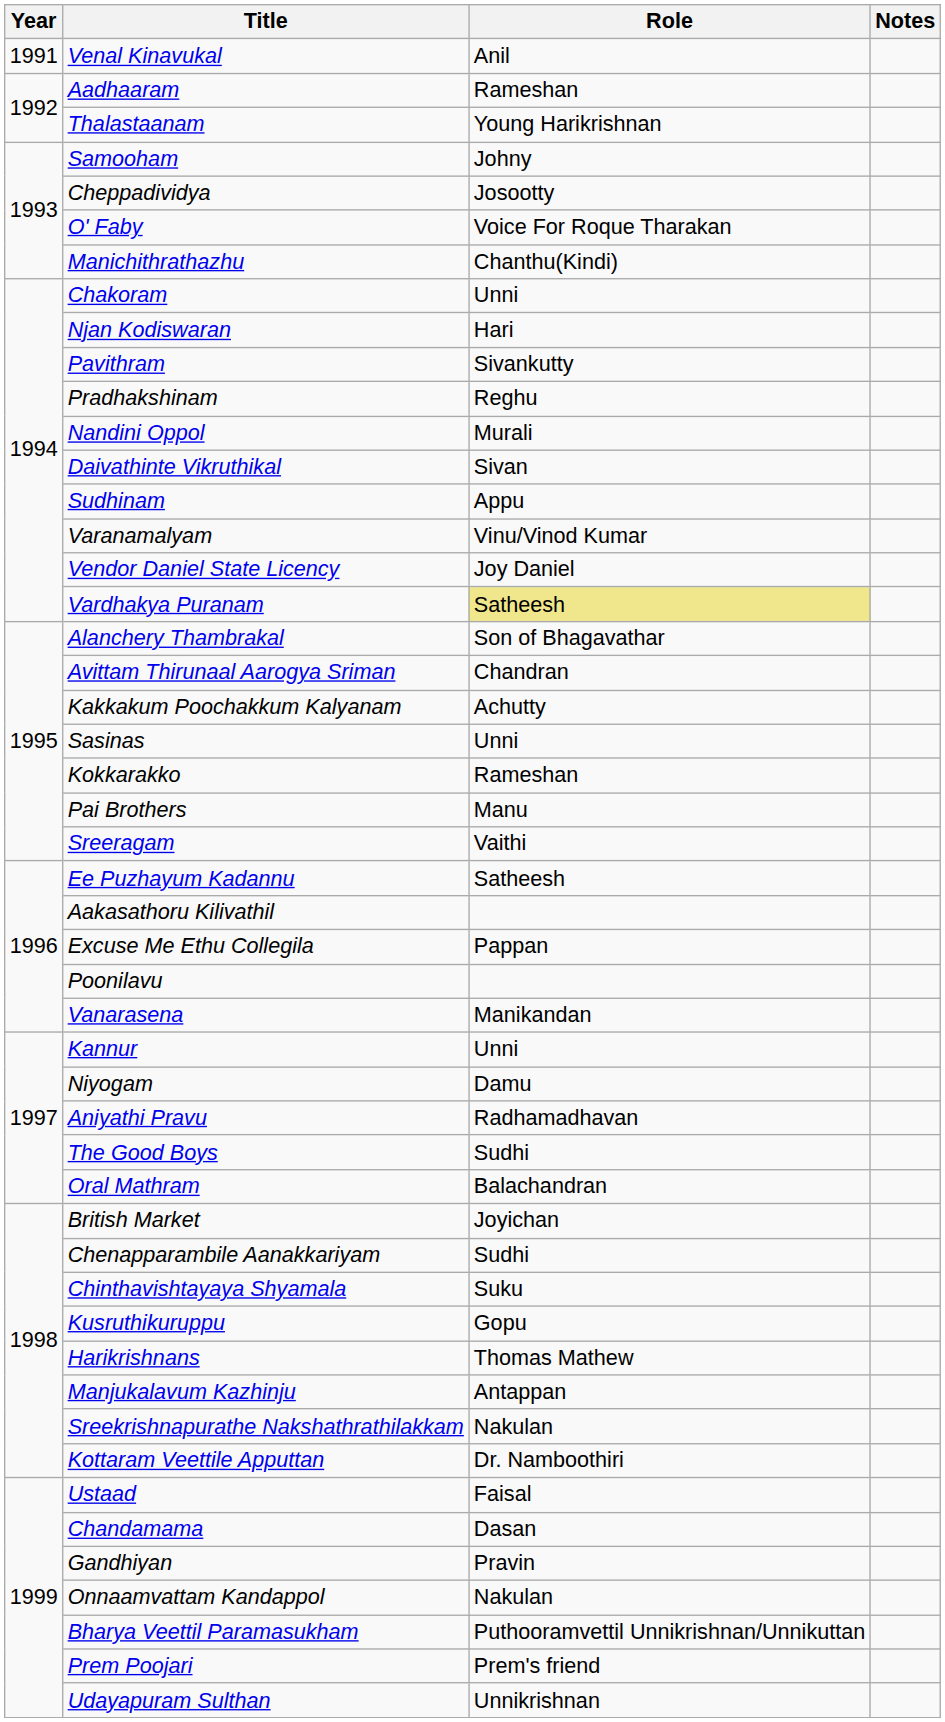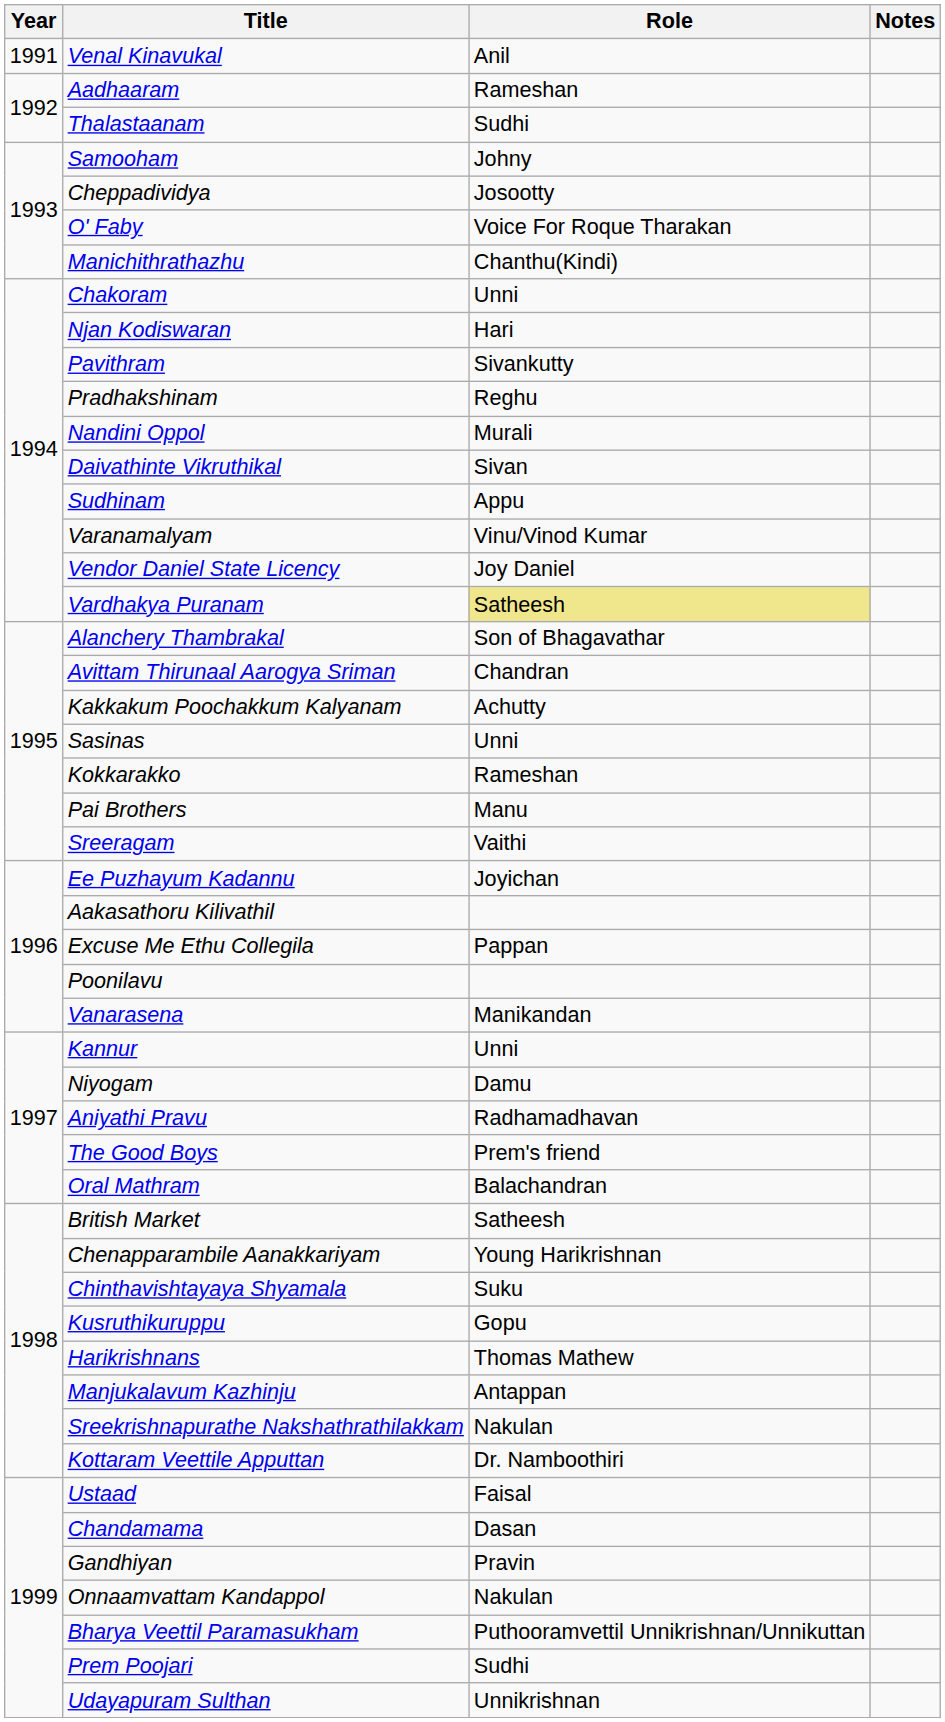(568, 124) Young Harikrishnan -> (501, 124) Sudhi
(519, 878) Satheesh -> (516, 878) Joyichan
(501, 1152) Sudhi -> (537, 1152) Prem's friend
(516, 1220) Joyichan -> (519, 1220) Satheesh
(501, 1254) Sudhi -> (568, 1254) Young Harikrishnan
(537, 1665) Prem's friend -> (501, 1665) Sudhi
